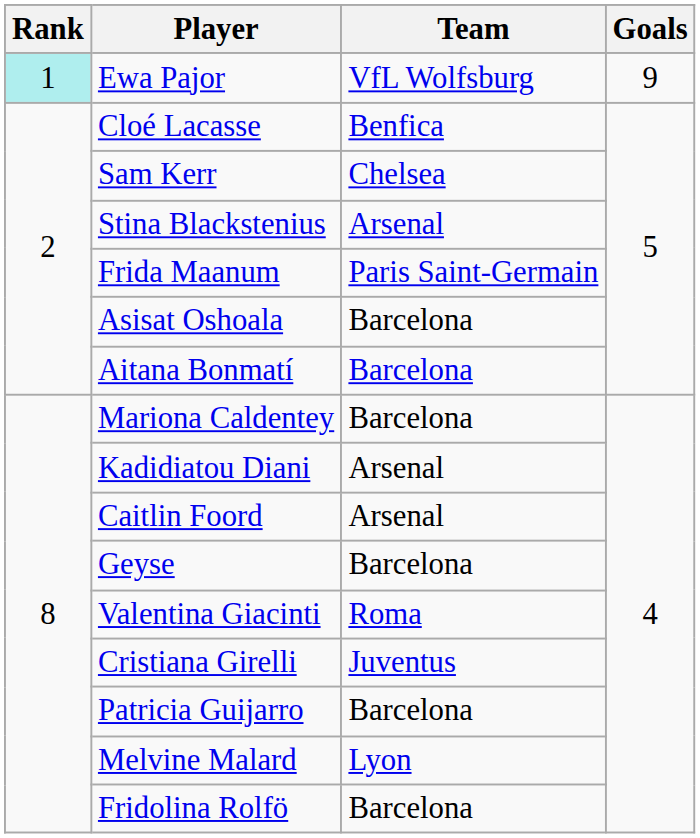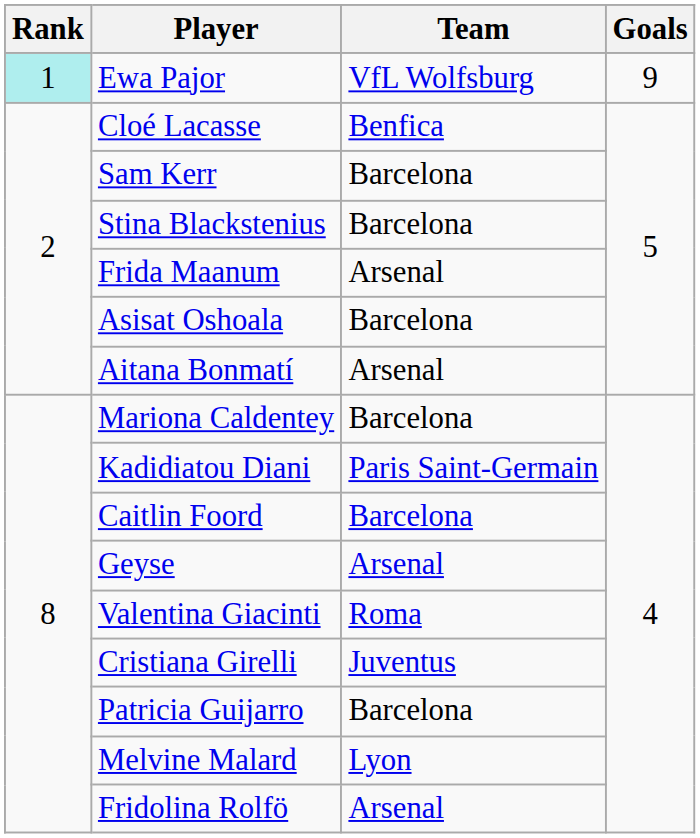(397, 175) Chelsea -> (411, 175) Barcelona
(396, 223) Arsenal -> (411, 223) Barcelona
(473, 272) Paris Saint-Germain -> (396, 272) Arsenal
(411, 369) Barcelona -> (396, 369) Arsenal
(396, 467) Arsenal -> (473, 467) Paris Saint-Germain
(396, 516) Arsenal -> (411, 516) Barcelona
(411, 564) Barcelona -> (396, 564) Arsenal
(411, 808) Barcelona -> (396, 808) Arsenal
